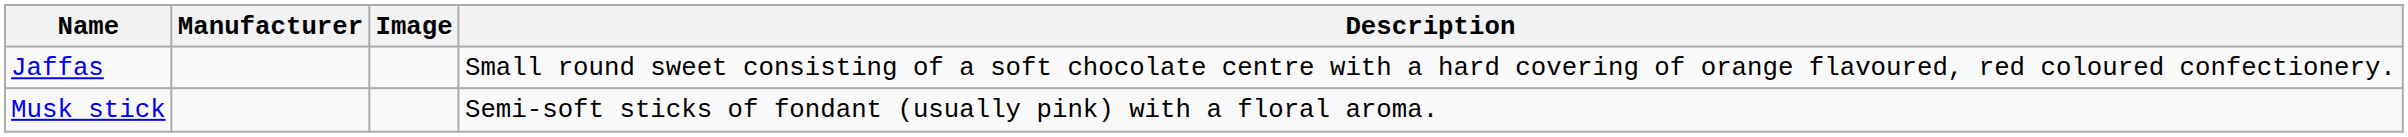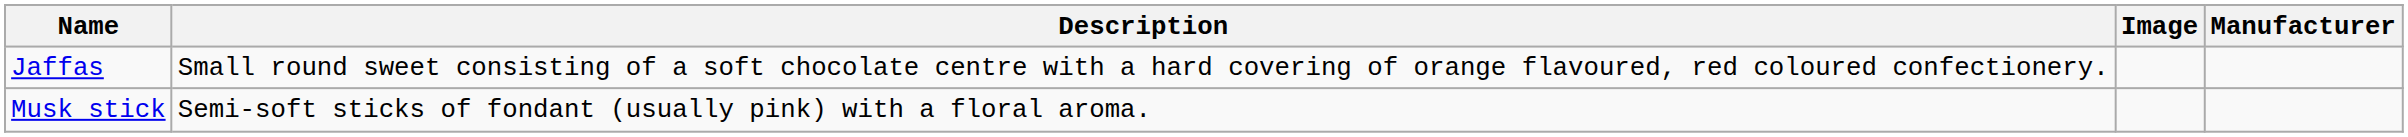columns swapped: (271, 26) <-> (1430, 26)
